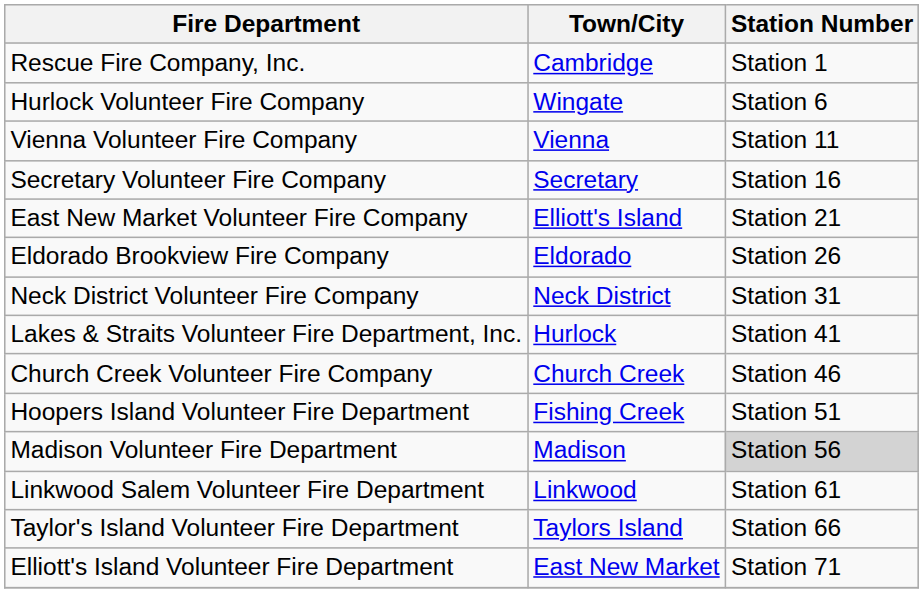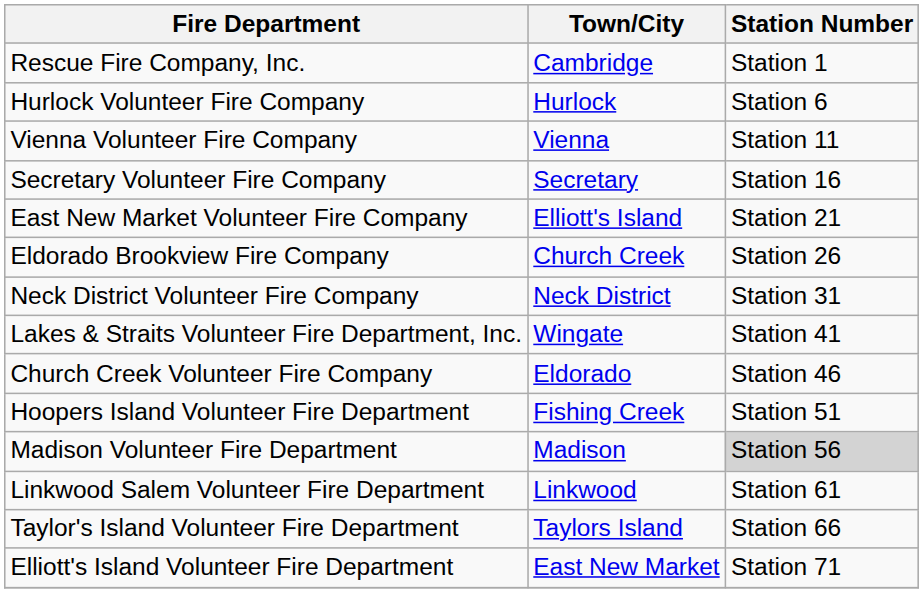(578, 101) Wingate -> (575, 101) Hurlock
(582, 256) Eldorado -> (609, 256) Church Creek
(575, 334) Hurlock -> (578, 334) Wingate
(609, 373) Church Creek -> (582, 373) Eldorado
